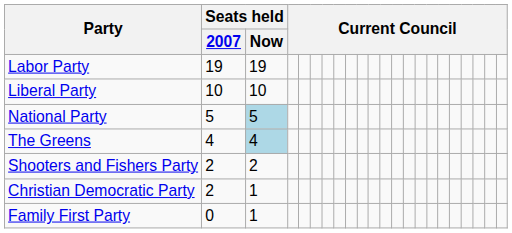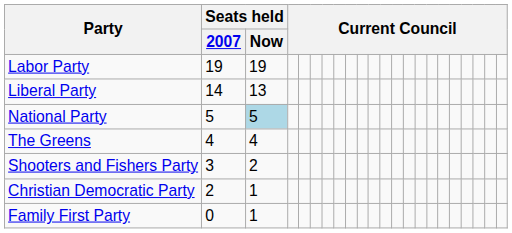(214, 91) 10 -> (214, 91) 14
(258, 91) 10 -> (258, 91) 13
(253, 141) lightblue background -> (253, 141) no background
(210, 166) 2 -> (210, 166) 3
